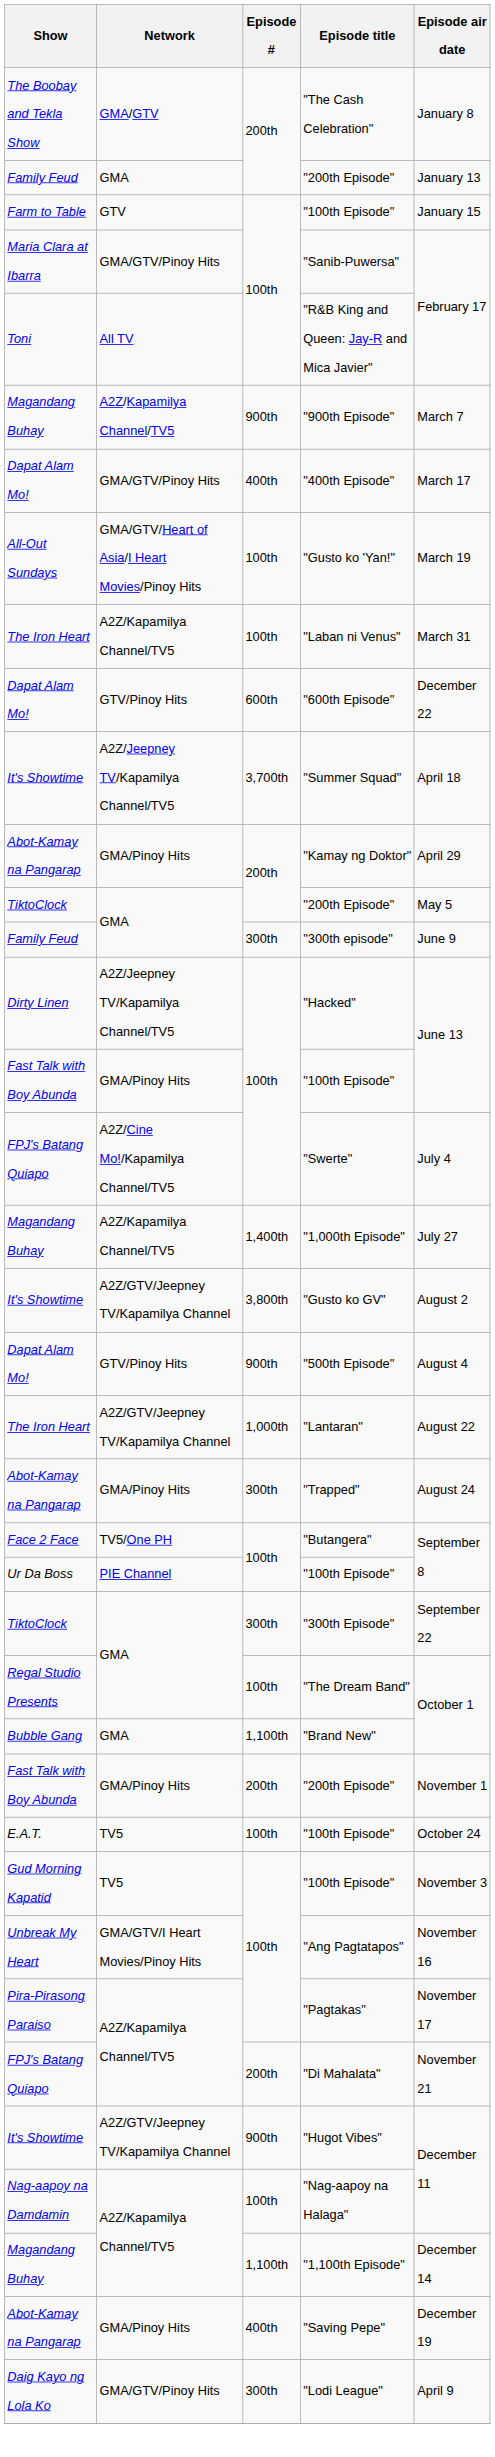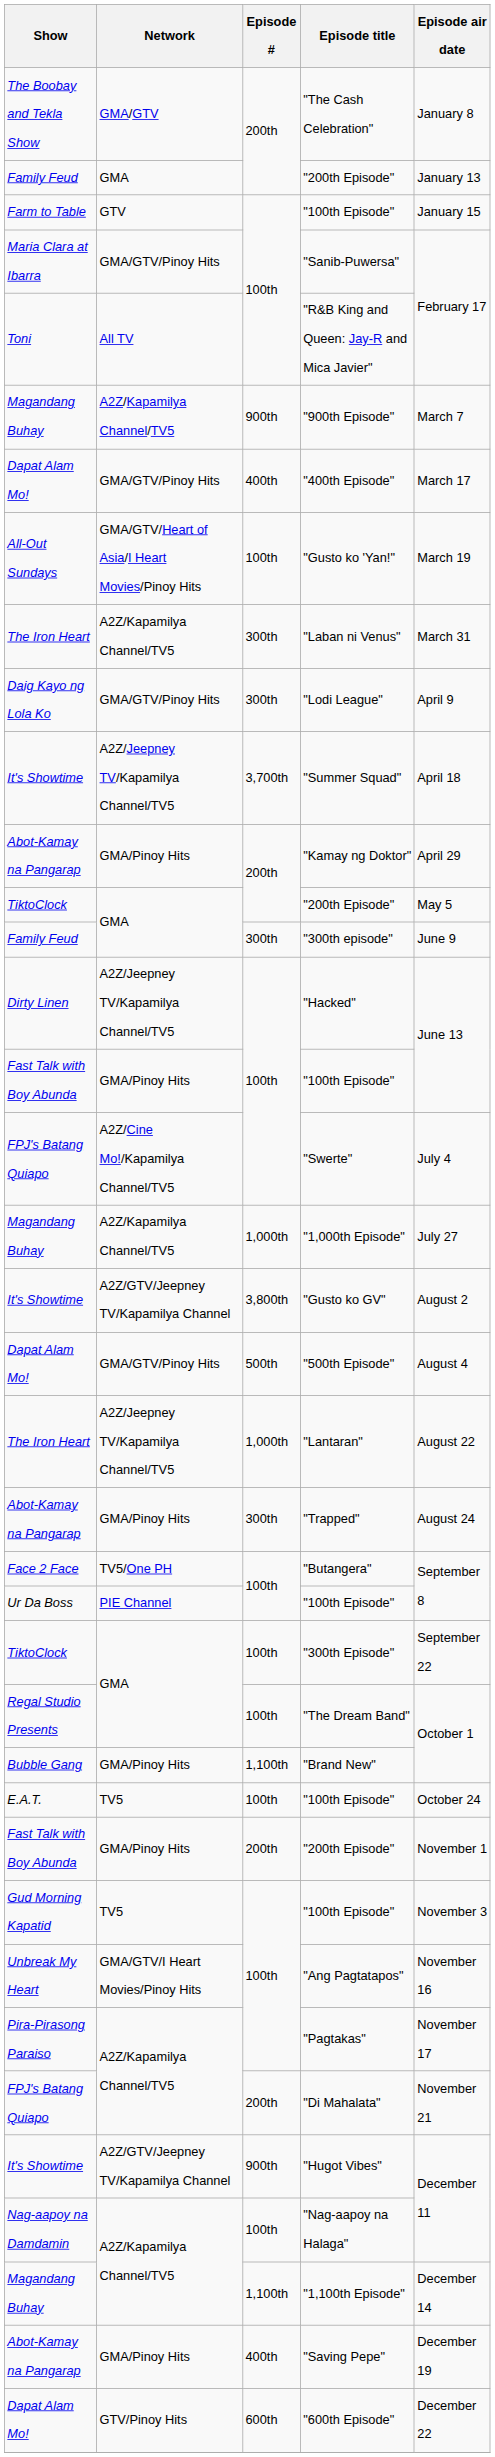(262, 636) 100th -> (262, 636) 300th
rows swapped: (46, 2391) <-> (41, 700)
(267, 1236) 1,400th -> (267, 1236) 1,000th
(143, 1363) GTV/Pinoy Hits -> (160, 1363) GMA/GTV/Pinoy Hits
(262, 1363) 900th -> (262, 1363) 500th
(165, 1427) A2Z/GTV/Jeepney TV/Kapamilya Channel -> (139, 1441) A2Z/Jeepney TV/Kapamilya Channel/TV5
(262, 1623) 300th -> (262, 1652) 100th
(114, 1736) GMA -> (145, 1765) GMA/Pinoy Hits
rows swapped: (25, 1834) <-> (46, 1785)
